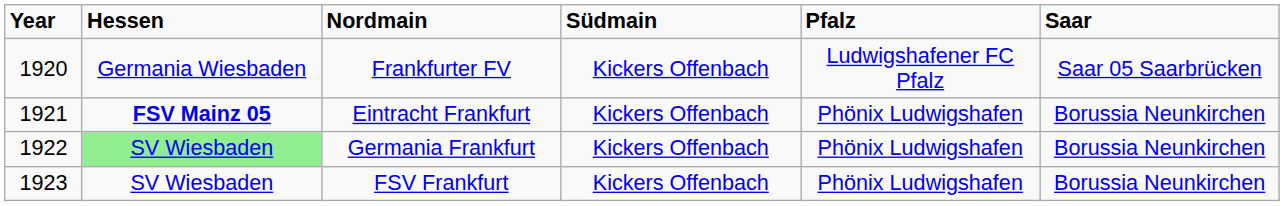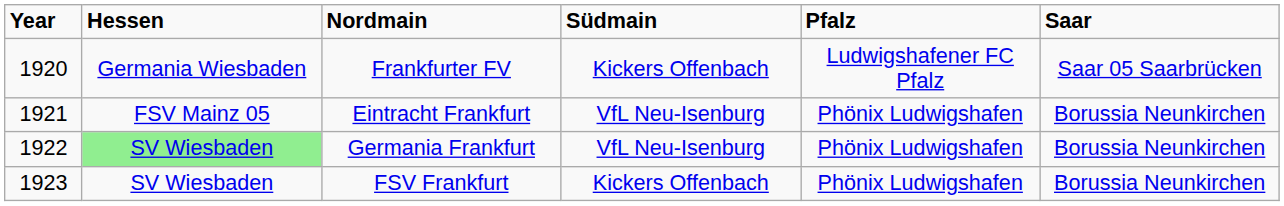(202, 114) bold -> (202, 114) normal
(681, 114) Kickers Offenbach -> (681, 114) VfL Neu-Isenburg
(681, 148) Kickers Offenbach -> (681, 148) VfL Neu-Isenburg
